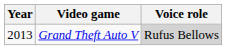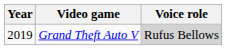(20, 34) 2013 -> (20, 34) 2019
